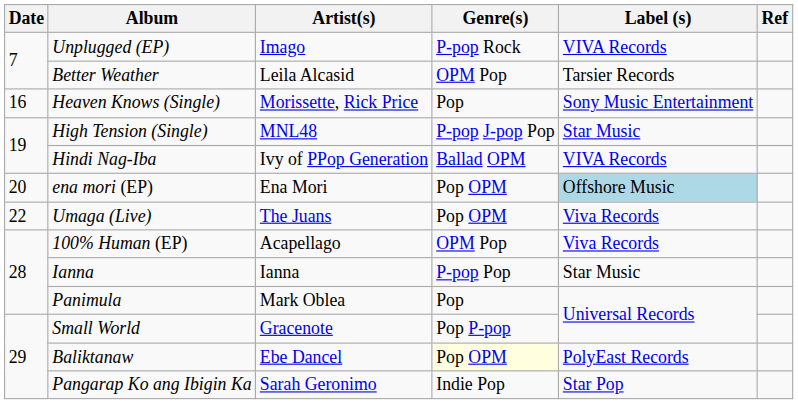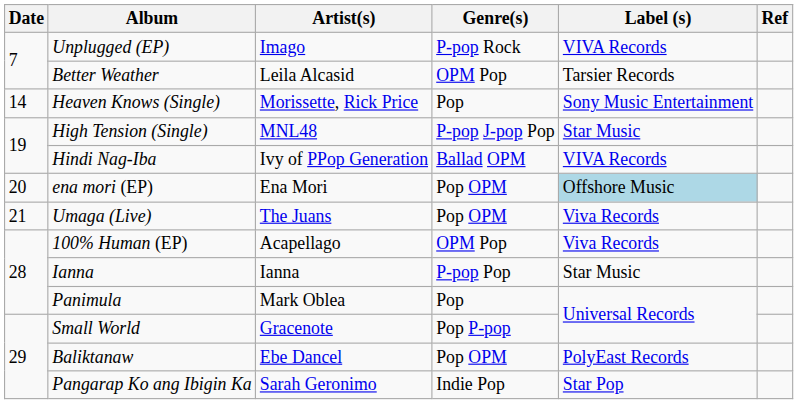(18, 103) 16 -> (18, 103) 14
(18, 215) 22 -> (18, 215) 21
(472, 356) lightyellow background -> (472, 356) no background
